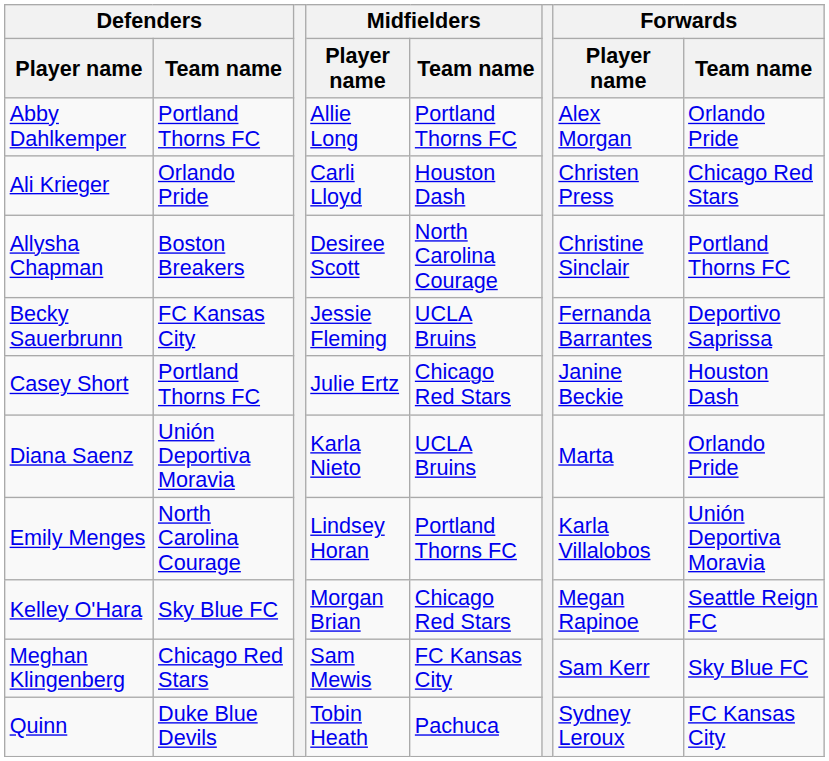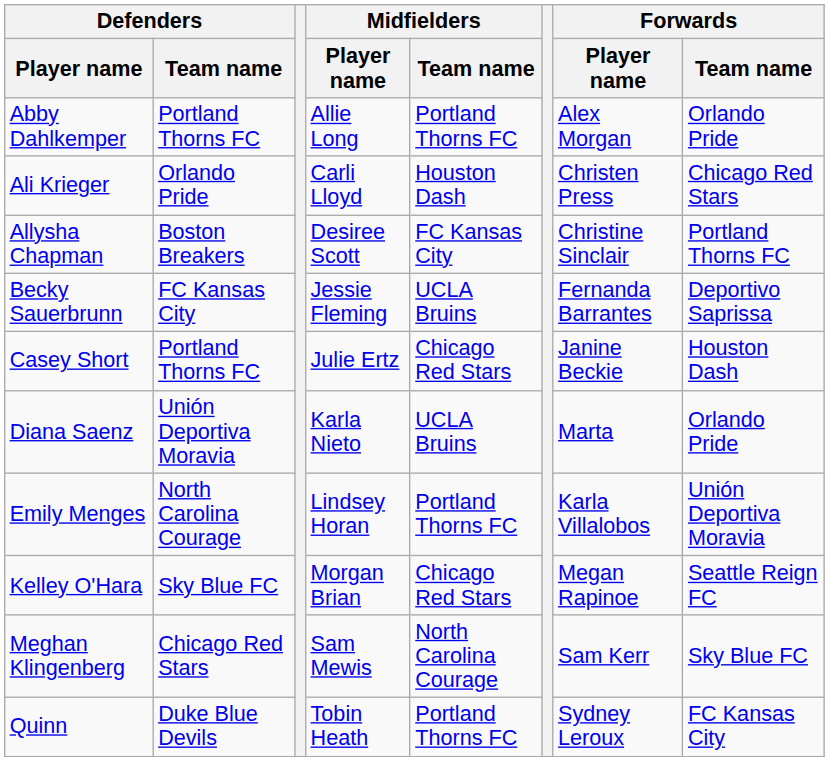(456, 255) North Carolina Courage -> (469, 243) FC Kansas City
(468, 667) FC Kansas City -> (457, 655) North Carolina Courage
(457, 726) Pachuca -> (466, 726) Portland Thorns FC
